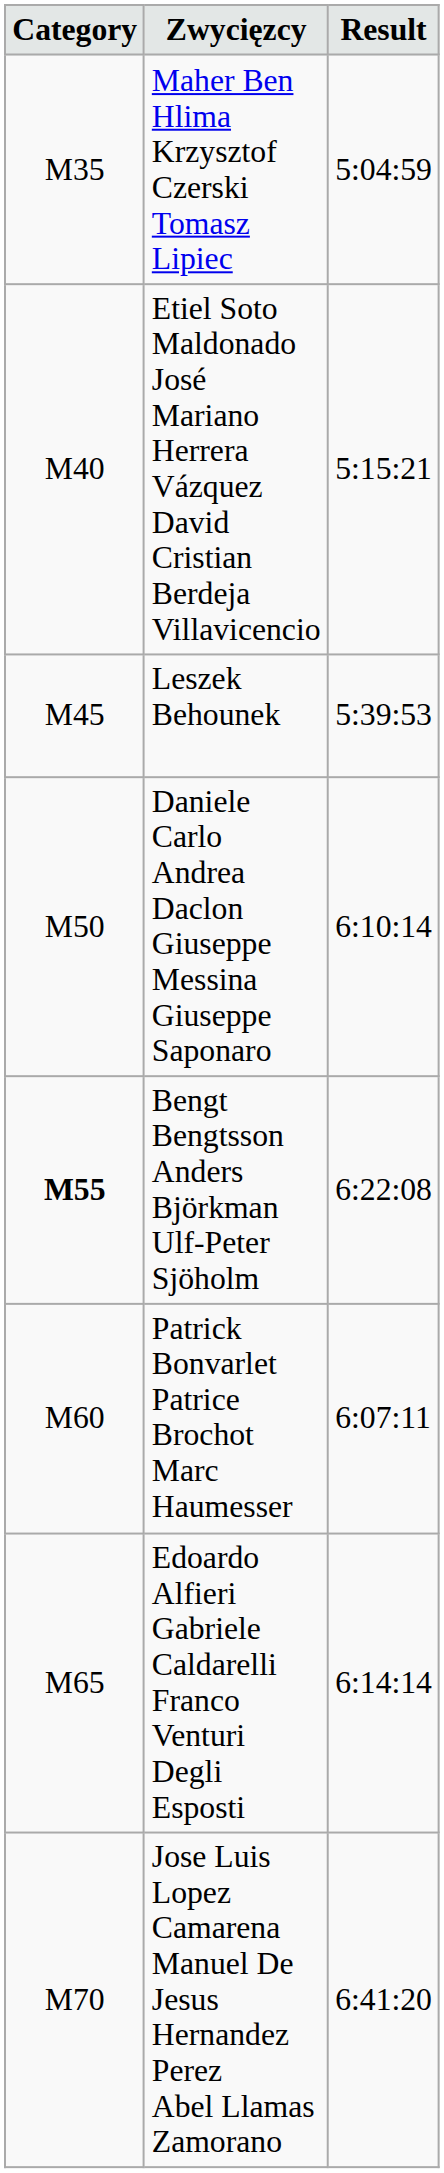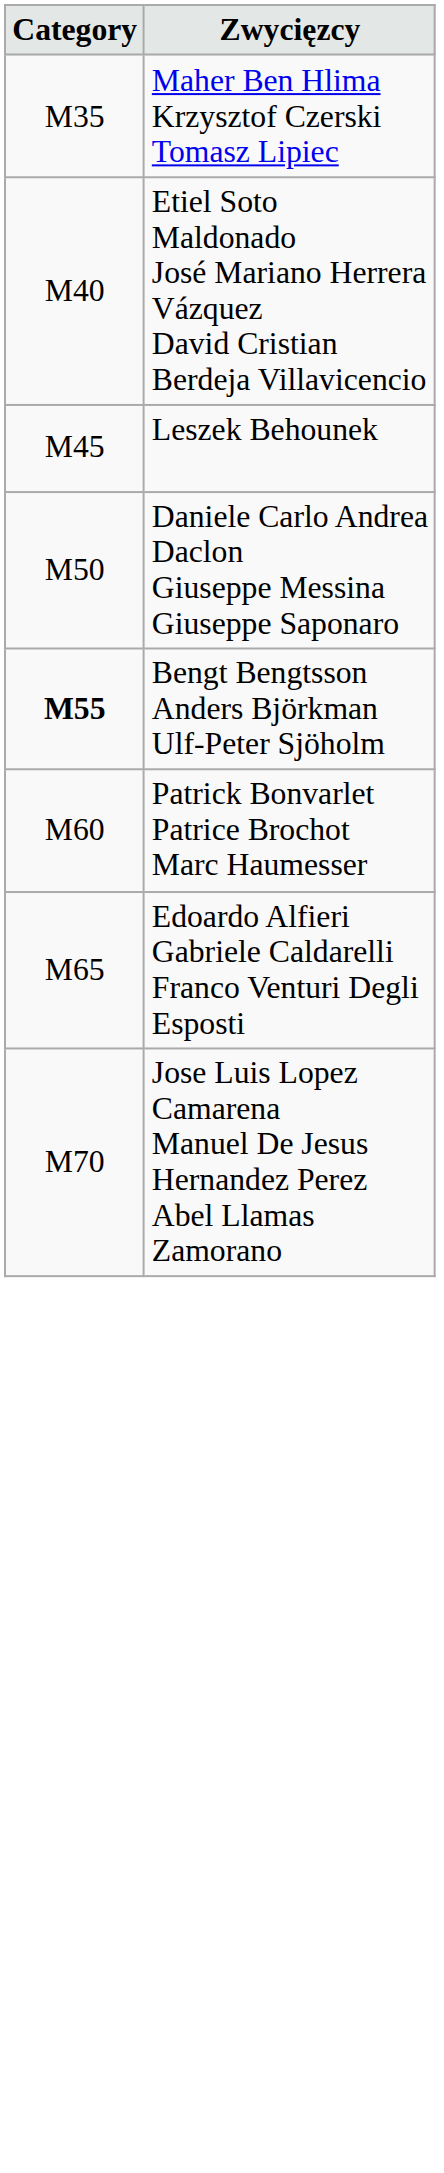- column: (384, 29)
